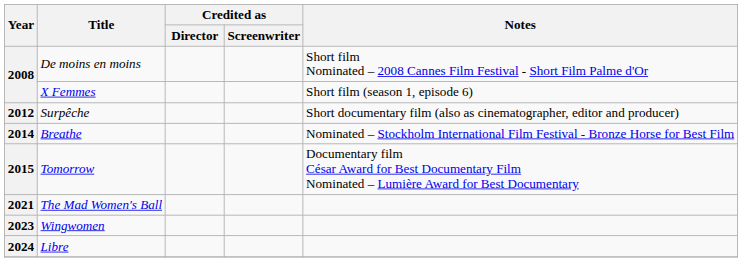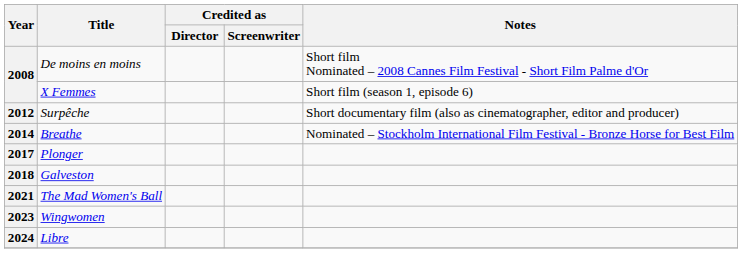- row: (21, 169)
+ row: (21, 154)
+ row: (21, 175)
